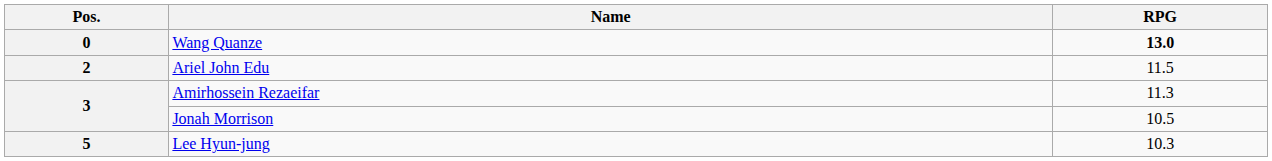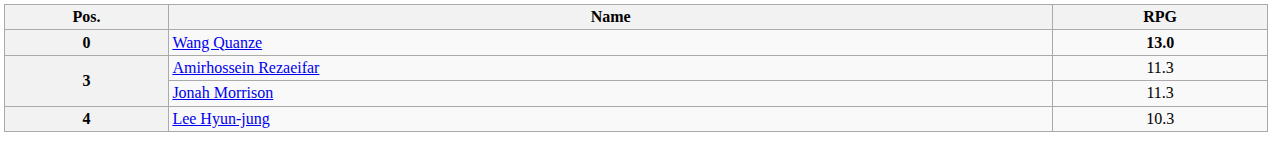- row: (221, 67)
(1160, 118) 10.5 -> (1160, 93) 11.3
(87, 144) 5 -> (87, 118) 4
